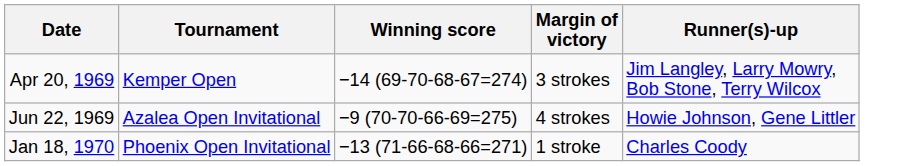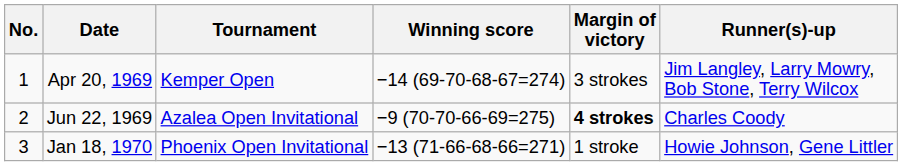+ column: (24, 29)
(573, 118) normal -> (614, 118) bold
(741, 118) Howie Johnson, Gene Littler -> (724, 118) Charles Coody
(687, 147) Charles Coody -> (779, 147) Howie Johnson, Gene Littler
